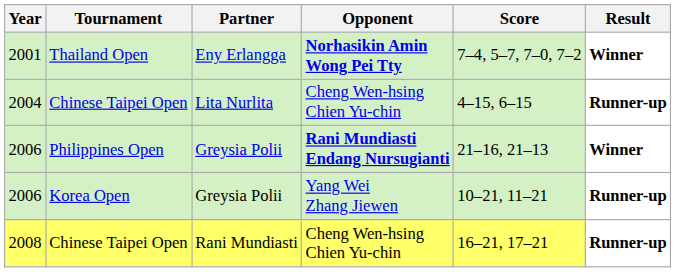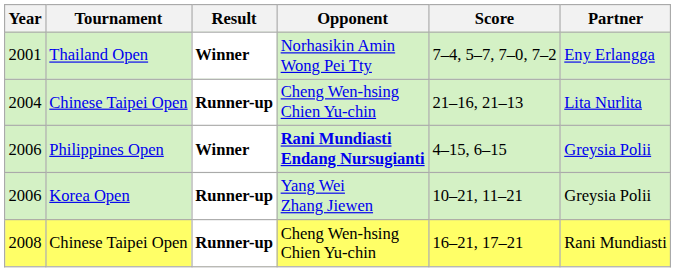columns swapped: (247, 18) <-> (628, 18)
(367, 55) bold -> (338, 55) normal
(495, 102) 4–15, 6–15 -> (478, 102) 21–16, 21–13
(503, 149) 21–16, 21–13 -> (470, 149) 4–15, 6–15
